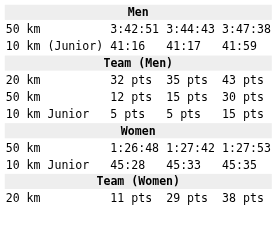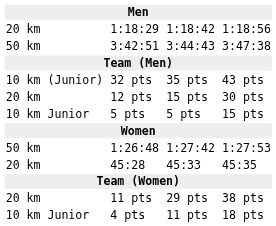+ row: (135, 29)
- row: (128, 46)
(23, 80) 20 km -> (54, 80) 10 km (Junior)
(23, 97) 50 km -> (27, 97) 20 km
(47, 165) 10 km Junior -> (23, 165) 20 km
+ row: (128, 215)
